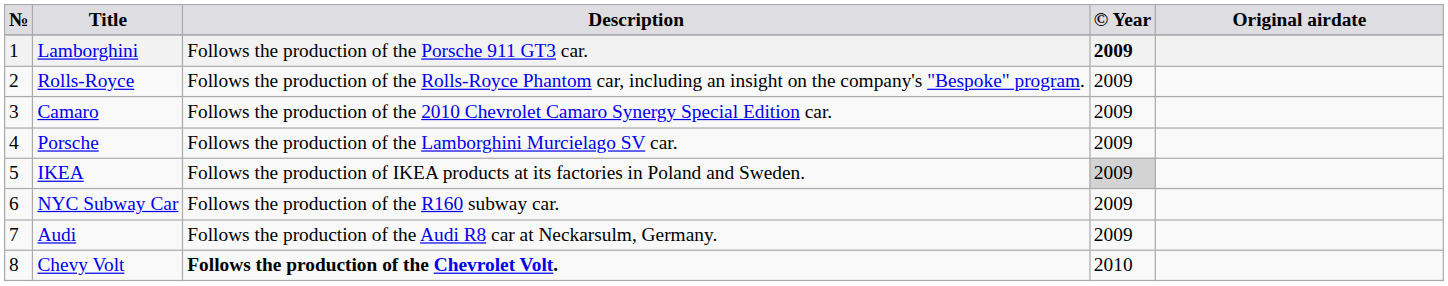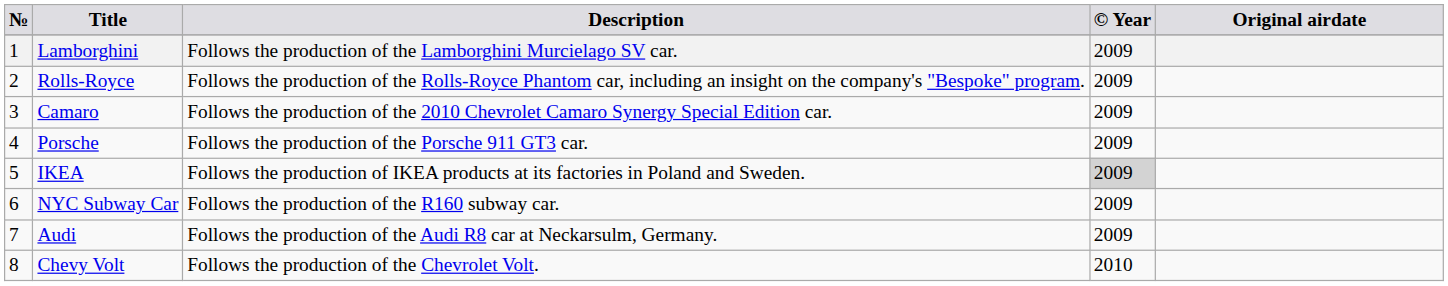(388, 50) Follows the production of the Porsche 911 GT3 car. -> (432, 50) Follows the production of the Lamborghini Murcielago SV car.
(1113, 50) bold -> (1113, 50) normal
(432, 142) Follows the production of the Lamborghini Murcielago SV car. -> (388, 142) Follows the production of the Porsche 911 GT3 car.
(373, 265) bold -> (363, 265) normal
